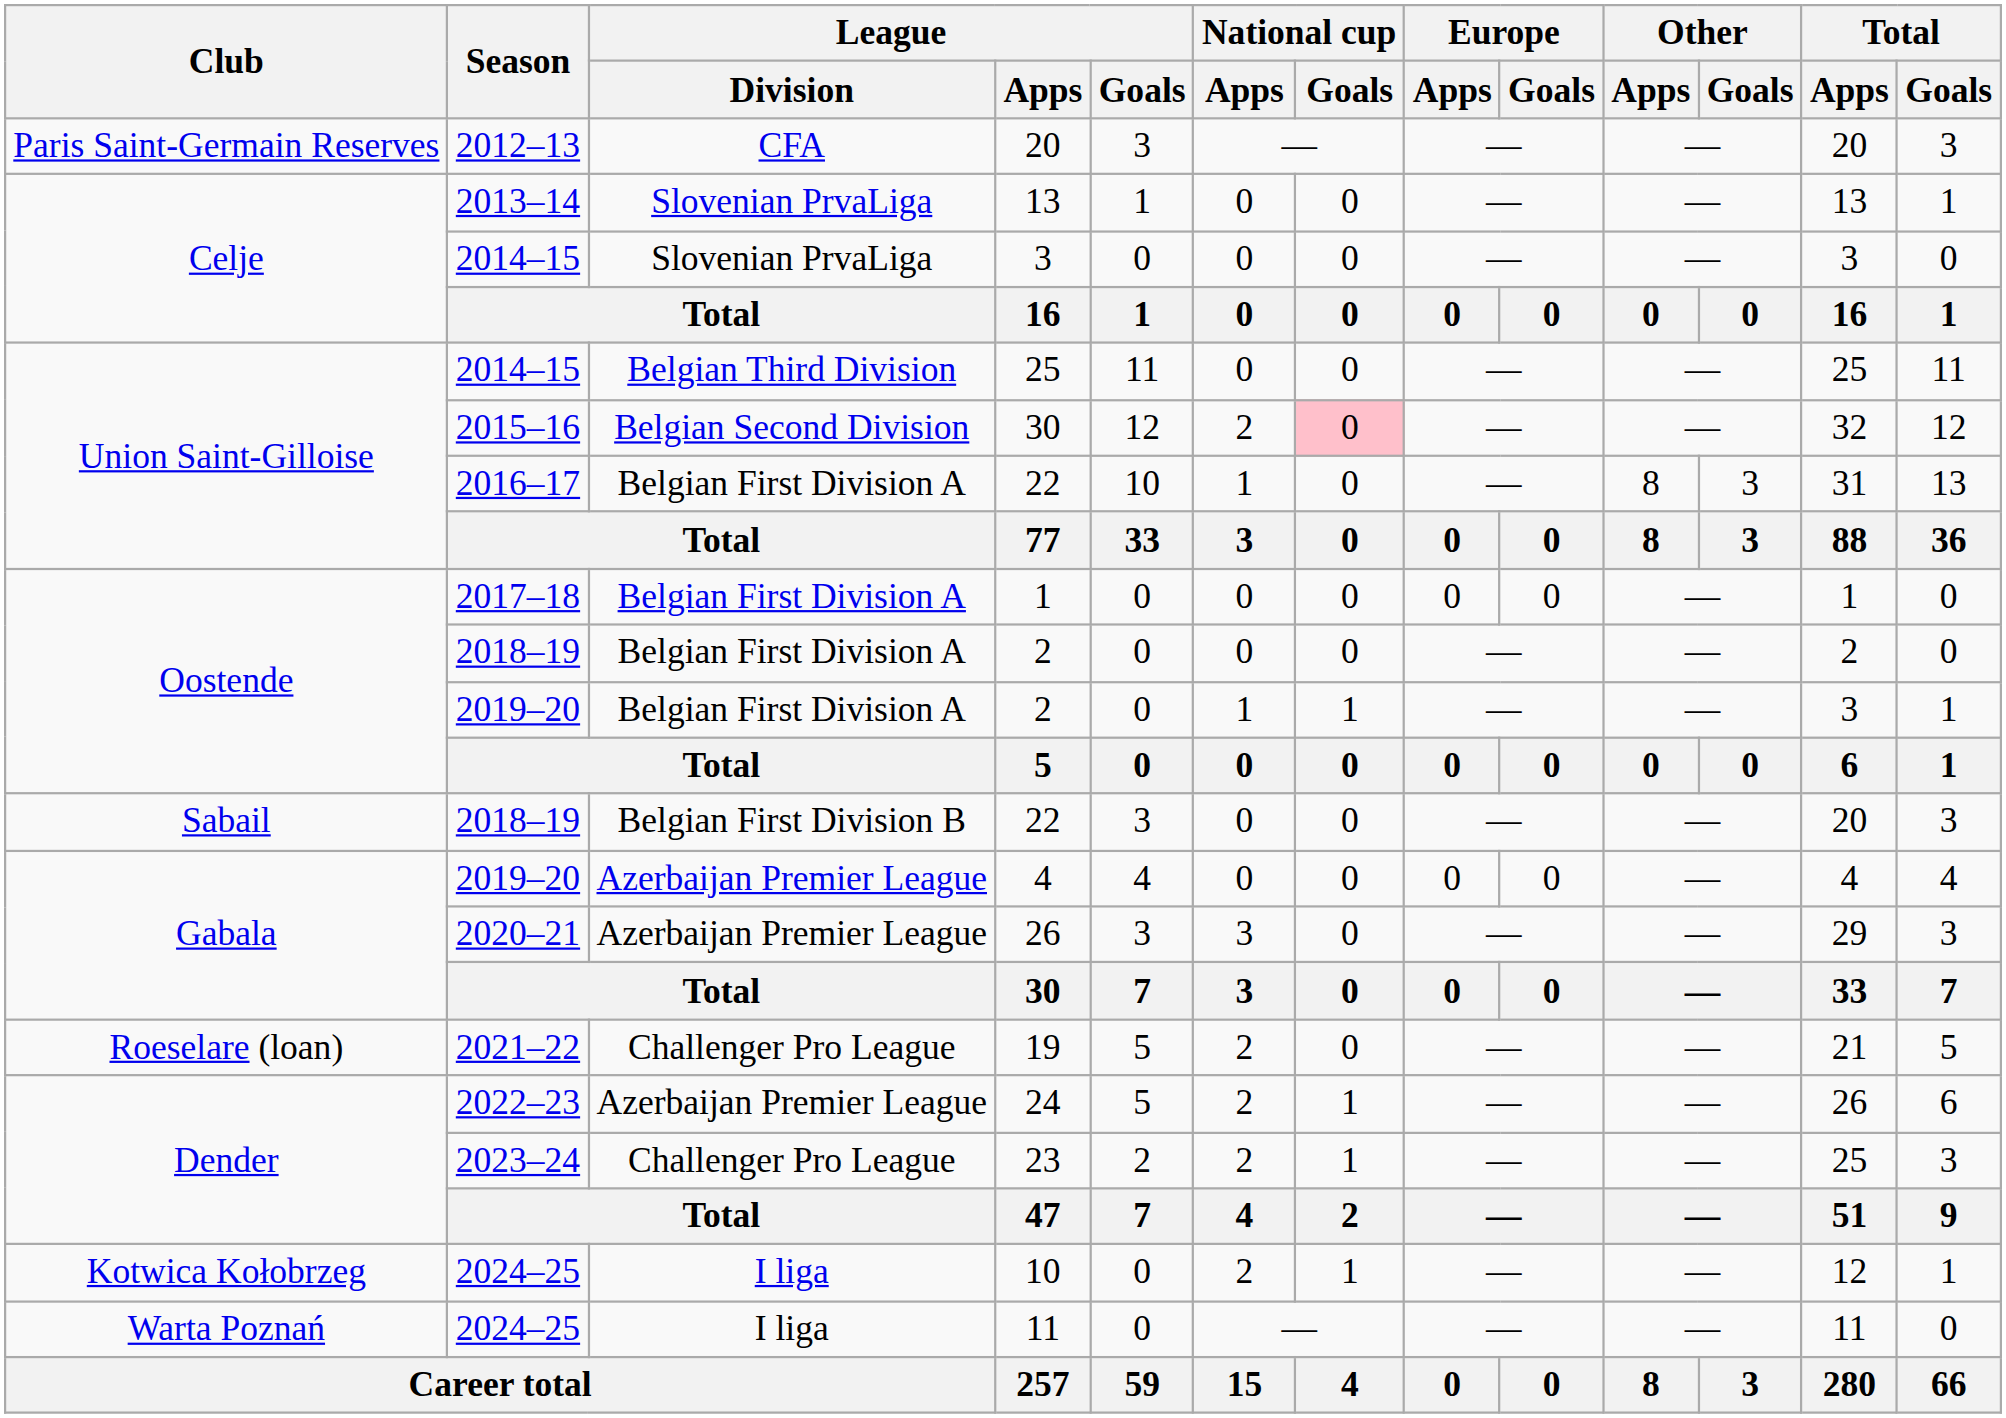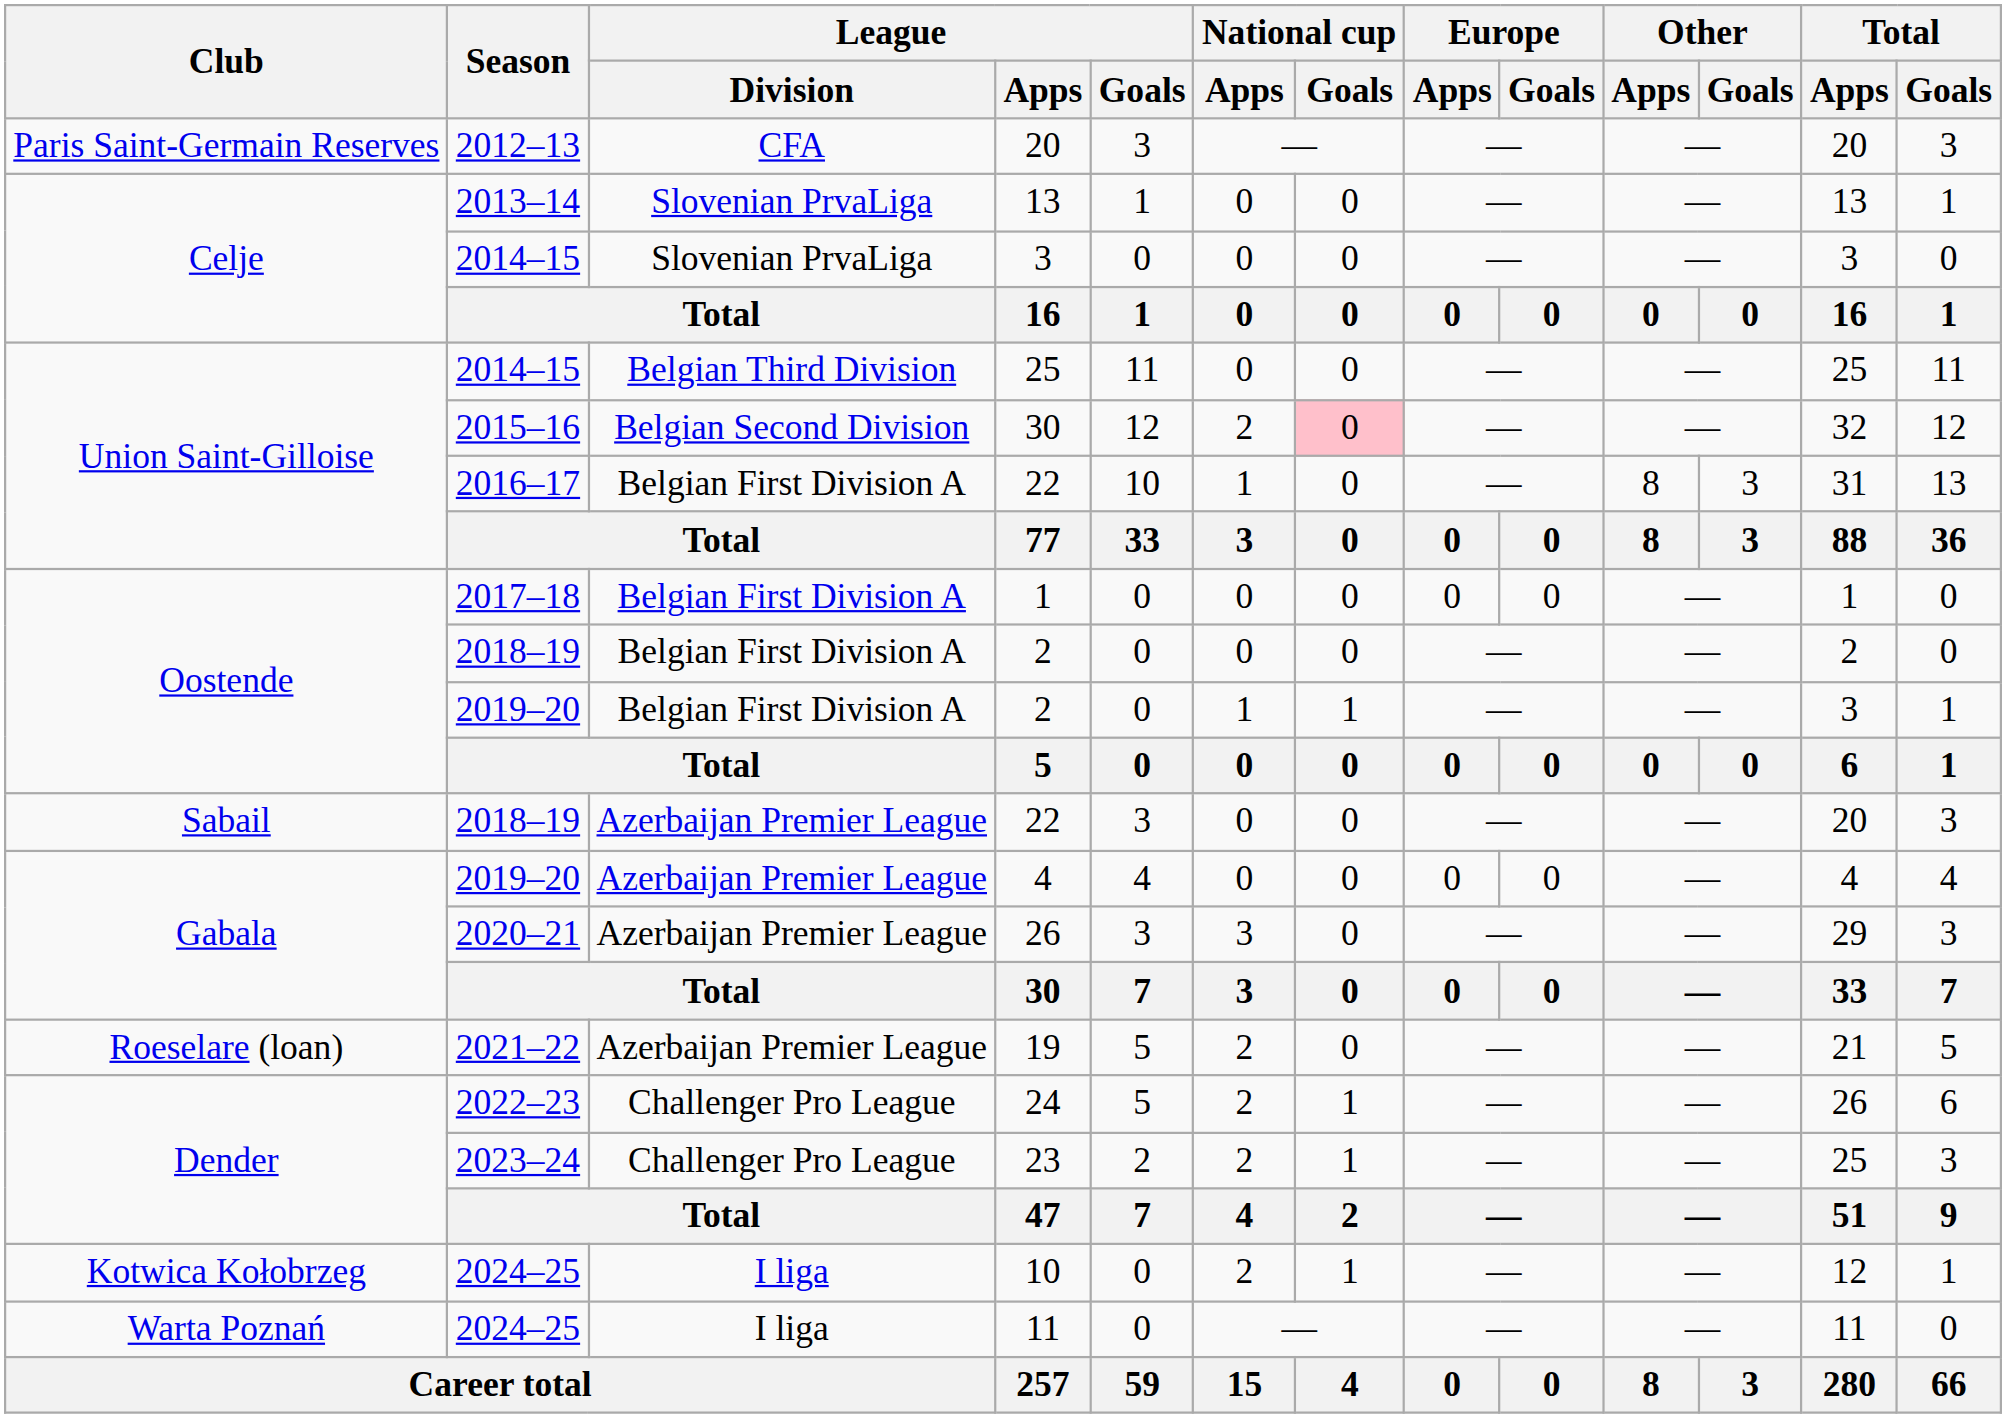(792, 821) Belgian First Division B -> (792, 821) Azerbaijan Premier League
(792, 1046) Challenger Pro League -> (792, 1046) Azerbaijan Premier League
(792, 1102) Azerbaijan Premier League -> (792, 1102) Challenger Pro League
